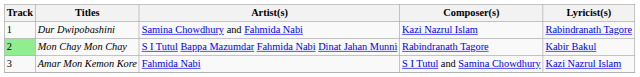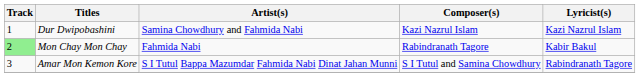(589, 30) Rabindranath Tagore -> (583, 30) Kazi Nazrul Islam
(270, 47) S I Tutul Bappa Mazumdar Fahmida Nabi Dinat Jahan Munni -> (171, 47) Fahmida Nabi
(171, 64) Fahmida Nabi -> (270, 64) S I Tutul Bappa Mazumdar Fahmida Nabi Dinat Jahan Munni
(583, 64) Kazi Nazrul Islam -> (589, 64) Rabindranath Tagore
